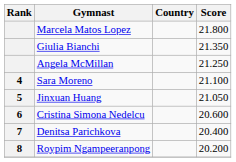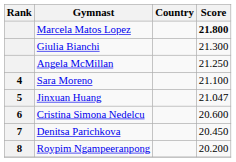(214, 30) normal -> (214, 30) bold
(214, 47) 21.350 -> (214, 47) 21.300
(214, 98) 21.050 -> (214, 98) 21.047
(214, 132) 20.400 -> (214, 132) 20.450
